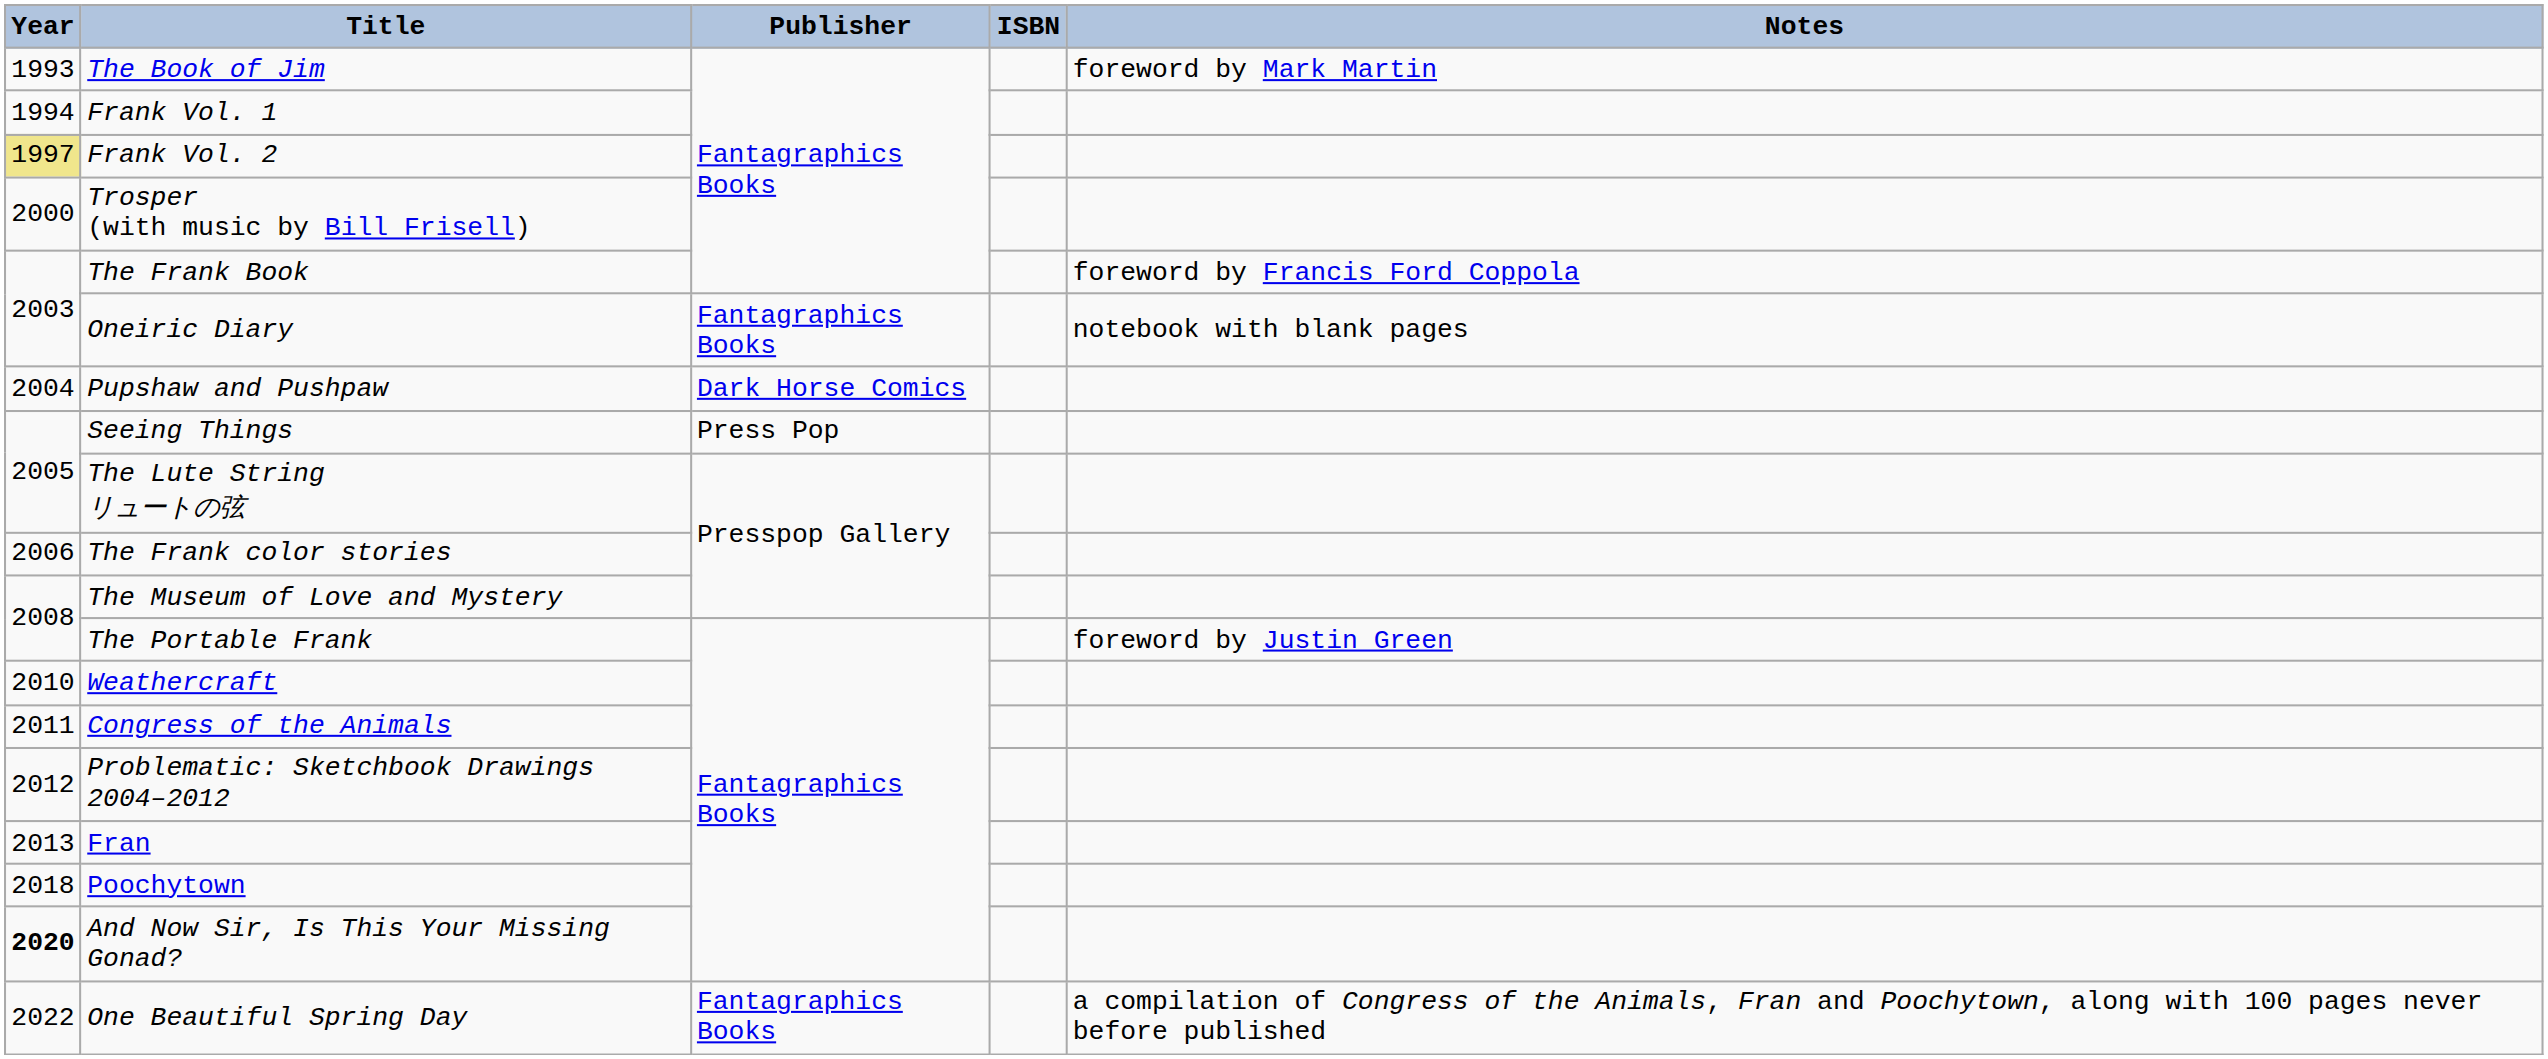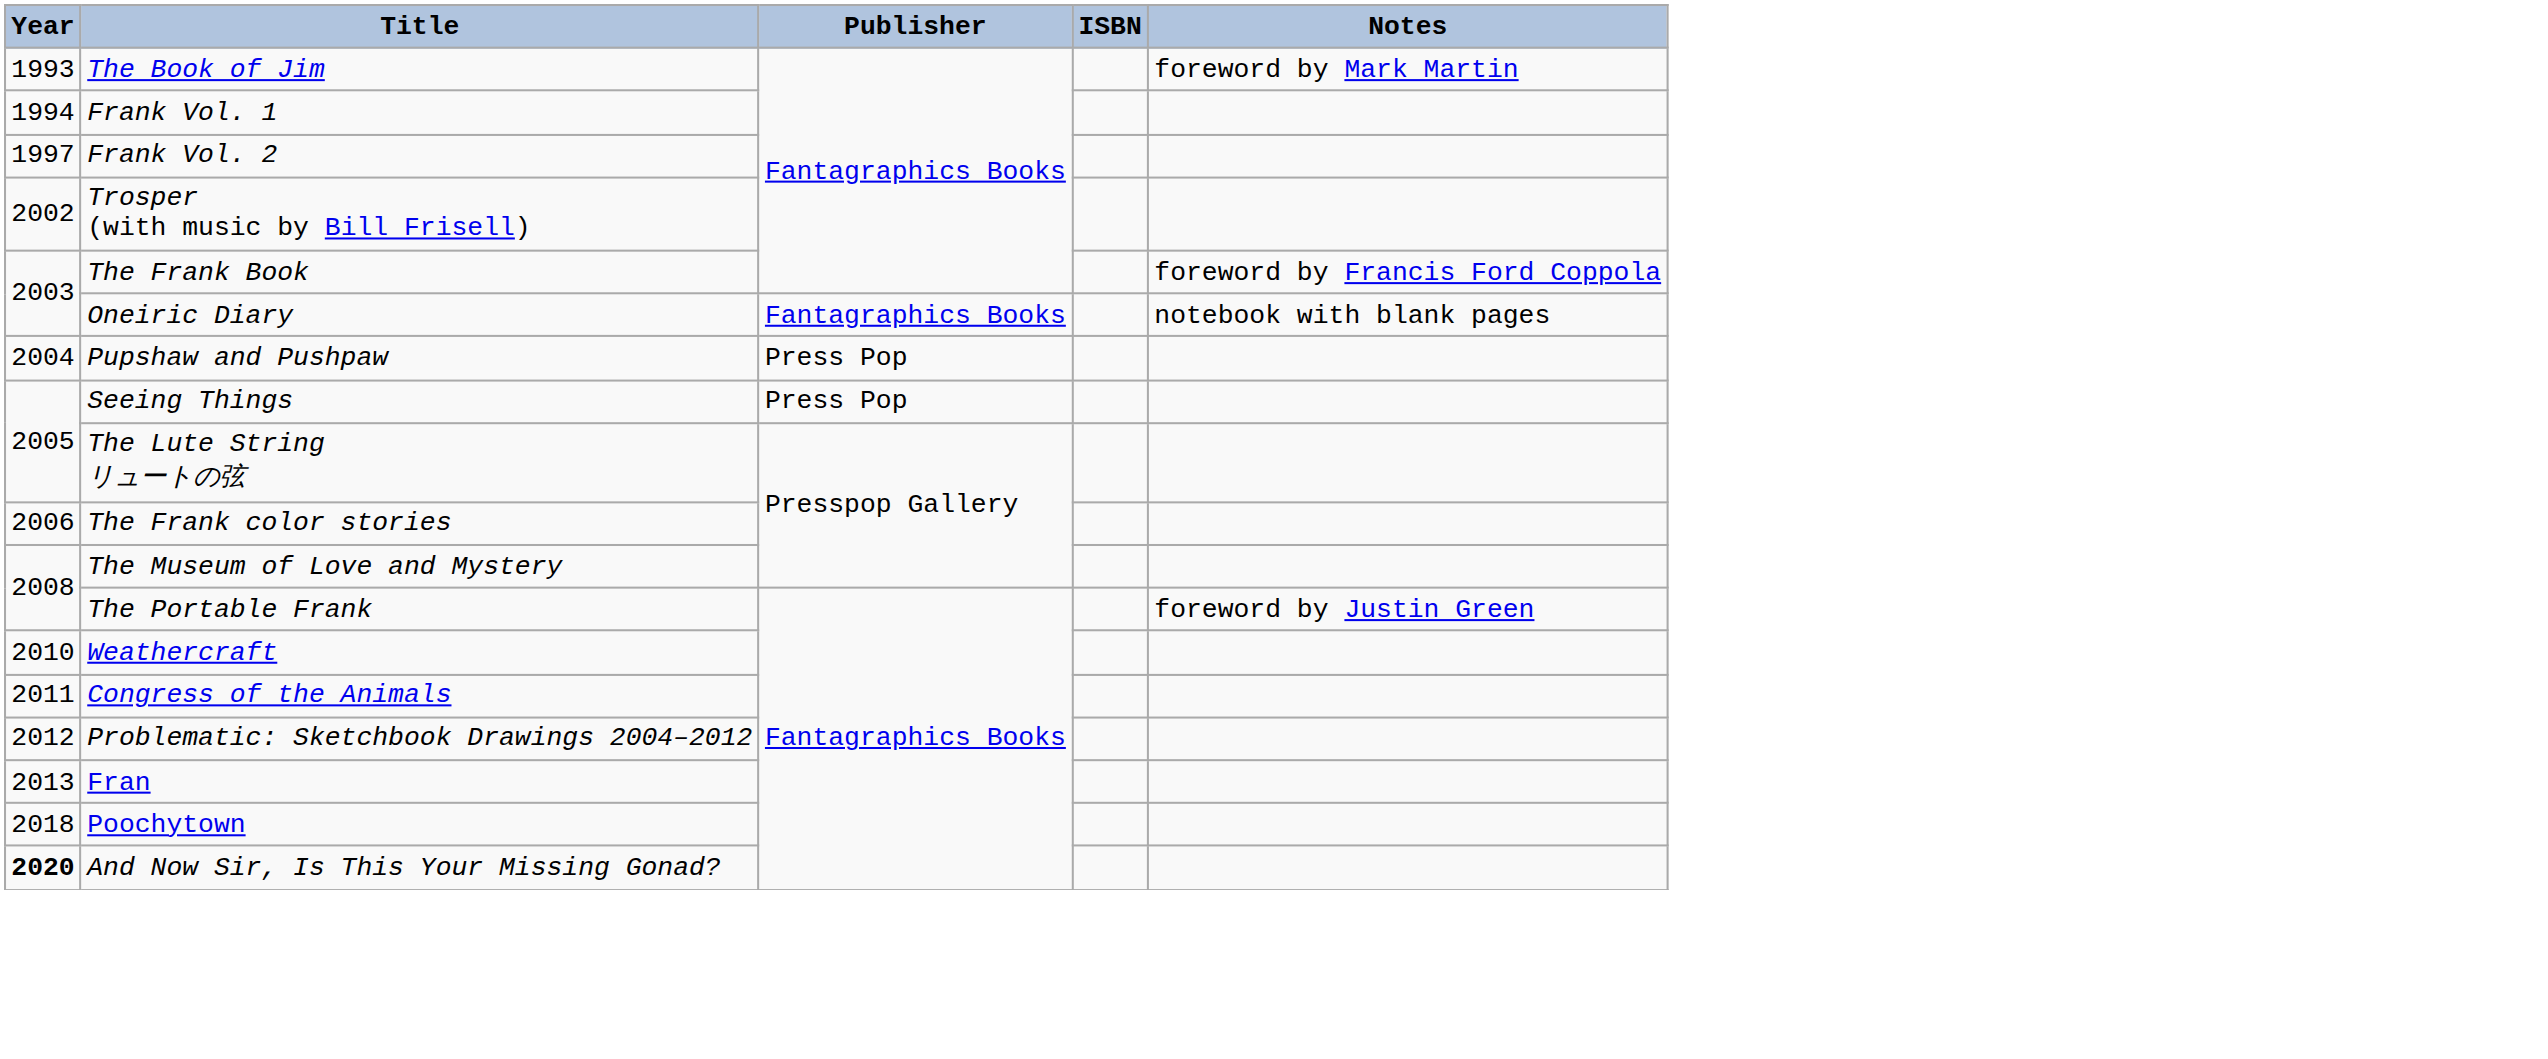(43, 156) khaki background -> (43, 156) no background
(43, 214) 2000 -> (43, 214) 2002
(832, 388) Dark Horse Comics -> (836, 358) Press Pop
- row: (277, 1017)
